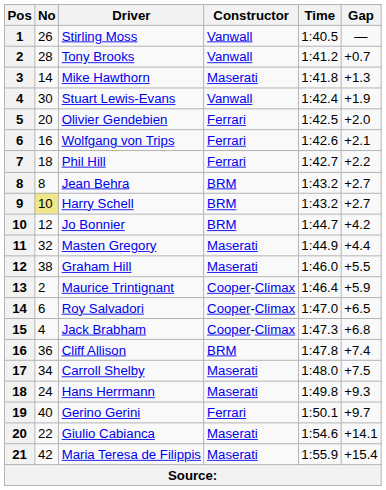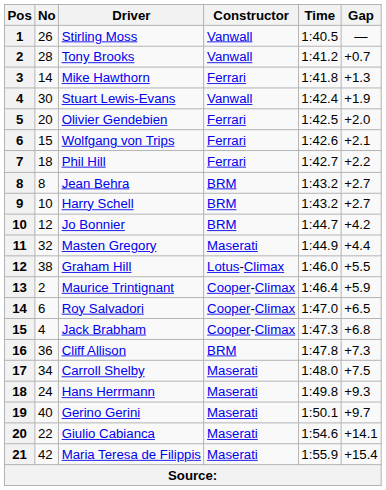(232, 78) Maserati -> (227, 78) Ferrari
(45, 141) 16 -> (45, 141) 15
(45, 203) khaki background -> (45, 203) no background
(232, 266) Maserati -> (246, 266) Lotus-Climax
(357, 350) +7.4 -> (357, 350) +7.3
(227, 413) Ferrari -> (232, 413) Maserati
